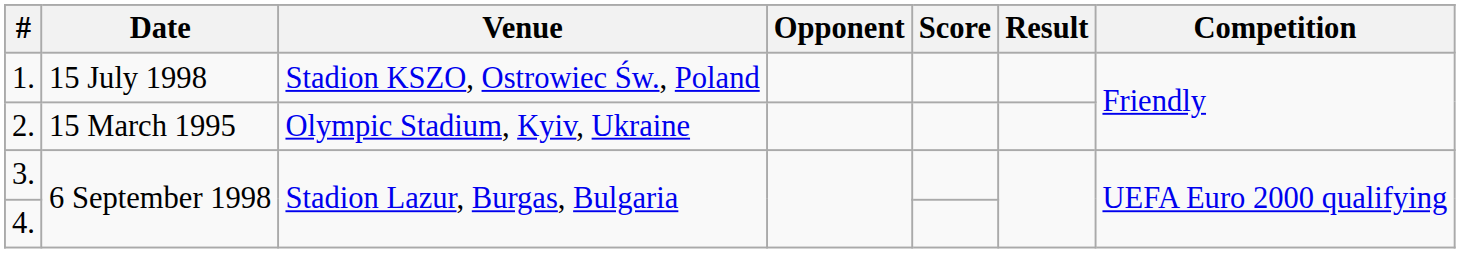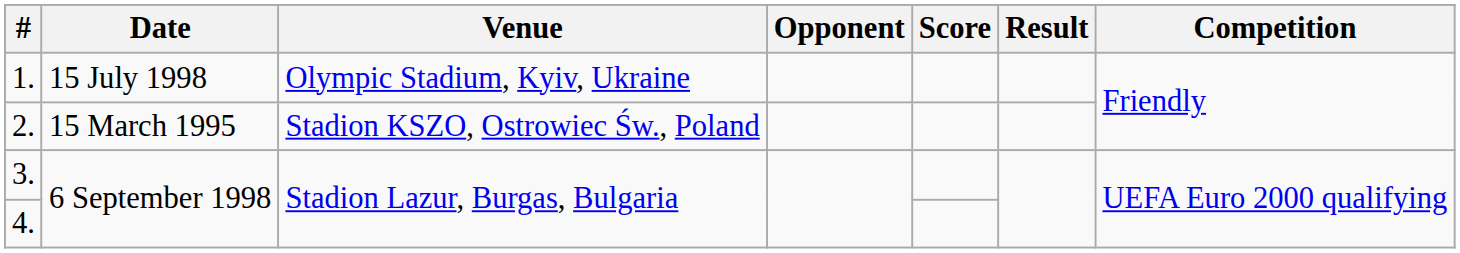(523, 77) Stadion KSZO, Ostrowiec Św., Poland -> (488, 77) Olympic Stadium, Kyiv, Ukraine
(488, 125) Olympic Stadium, Kyiv, Ukraine -> (523, 125) Stadion KSZO, Ostrowiec Św., Poland
